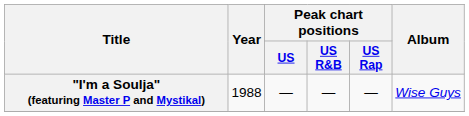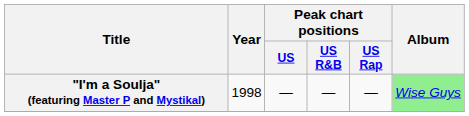(247, 92) 1988 -> (247, 92) 1998
(428, 92) no background -> (428, 92) lightgreen background
